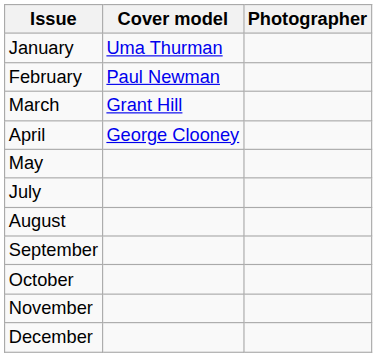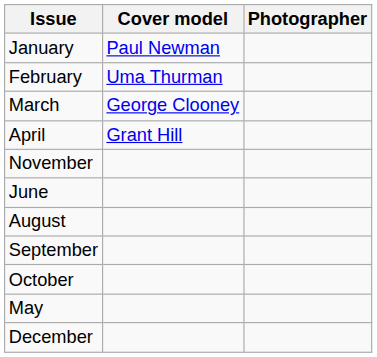(165, 47) Uma Thurman -> (163, 47) Paul Newman
(163, 76) Paul Newman -> (165, 76) Uma Thurman
(144, 105) Grant Hill -> (173, 105) George Clooney
(173, 134) George Clooney -> (144, 134) Grant Hill
rows swapped: (26, 163) <-> (51, 308)
+ row: (29, 192)
- row: (25, 192)
